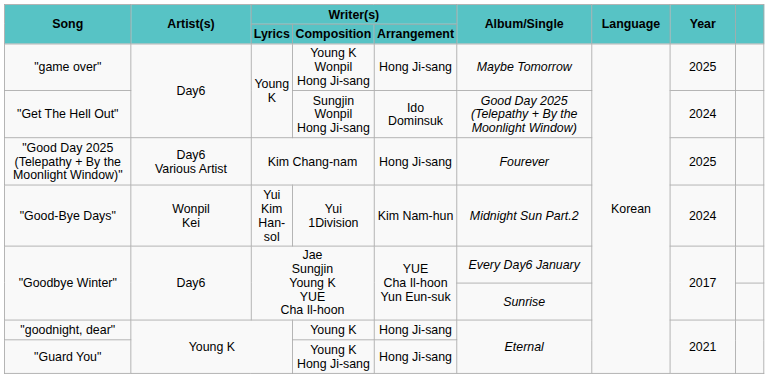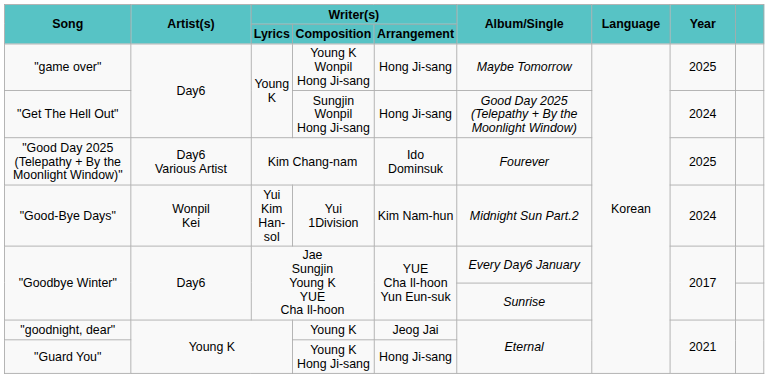(416, 114) Ido Dominsuk -> (416, 114) Hong Ji-sang
(416, 161) Hong Ji-sang -> (416, 161) Ido Dominsuk
(416, 330) Hong Ji-sang -> (416, 330) Jeog Jai
